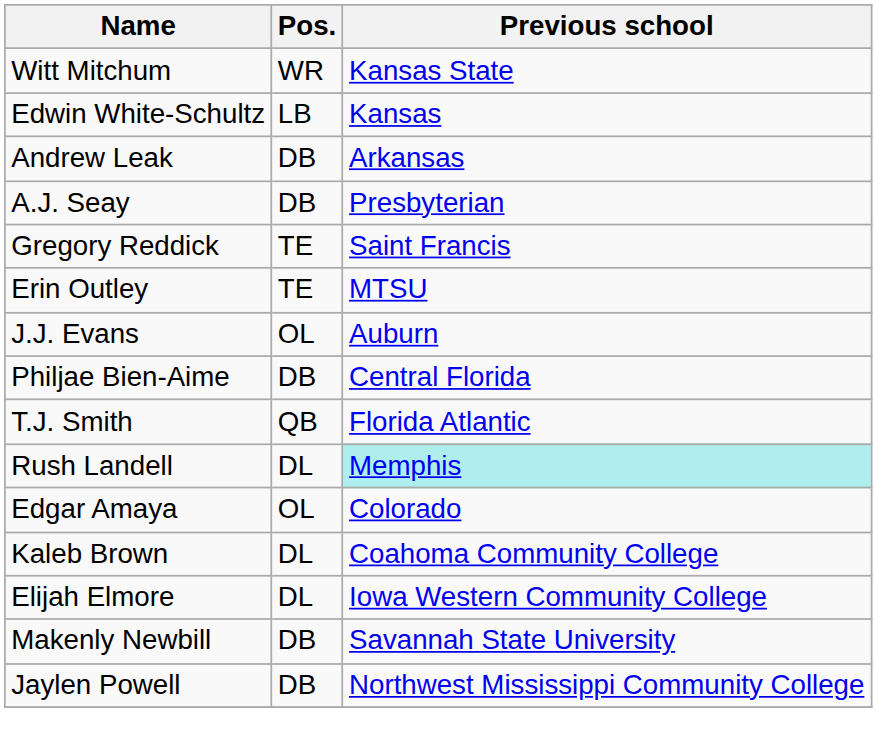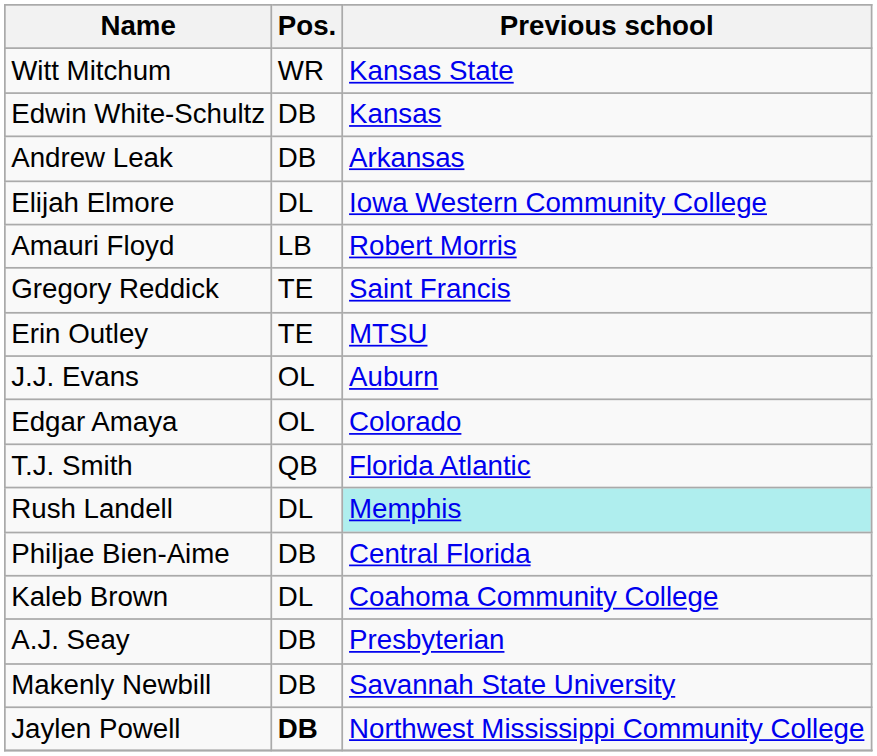(295, 114) LB -> (297, 114) DB
rows swapped: (70, 202) <-> (93, 597)
+ row: (93, 245)
rows swapped: (94, 509) <-> (120, 377)
(297, 684) normal -> (298, 728) bold
